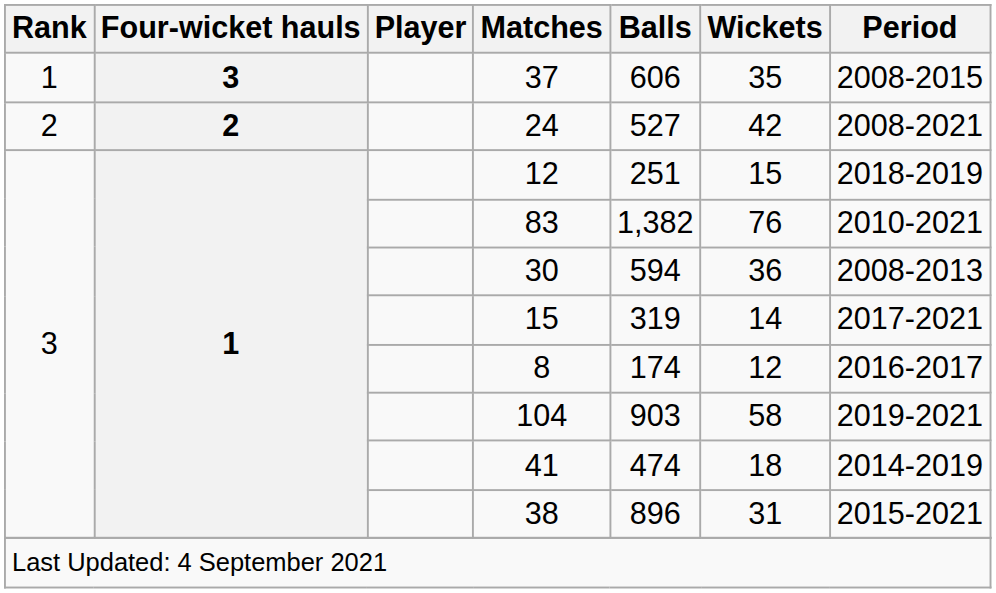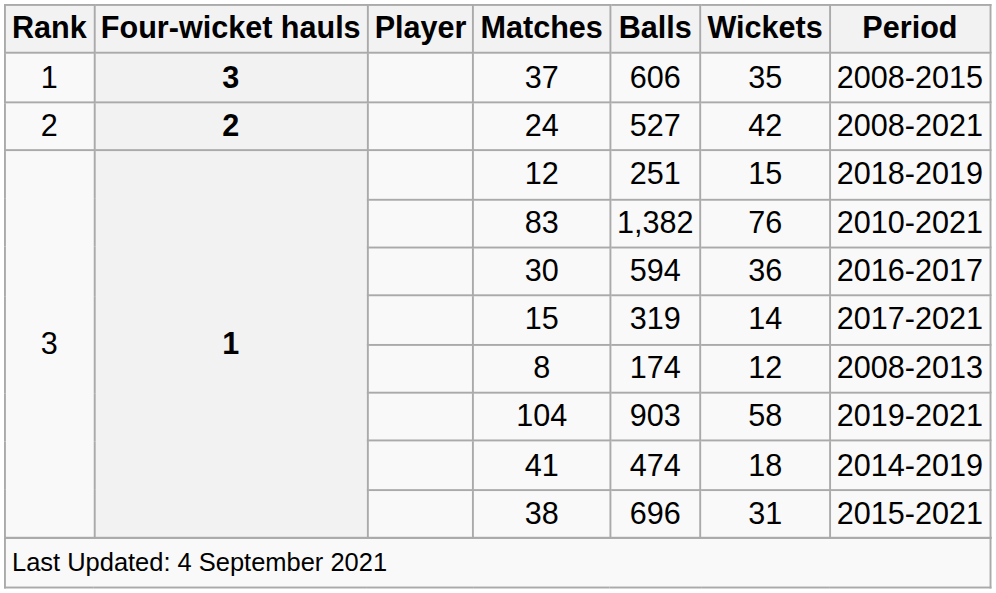(910, 271) 2008-2013 -> (910, 271) 2016-2017
(910, 367) 2016-2017 -> (910, 367) 2008-2013
(655, 513) 896 -> (655, 513) 696
